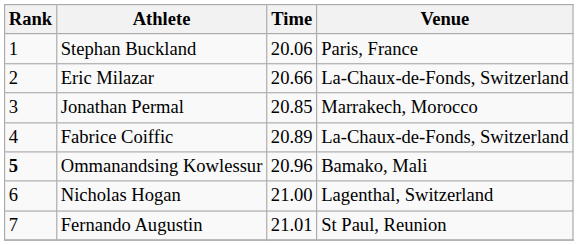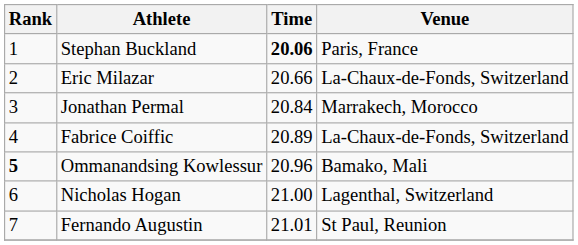(292, 48) normal -> (292, 48) bold
(292, 107) 20.85 -> (292, 107) 20.84
